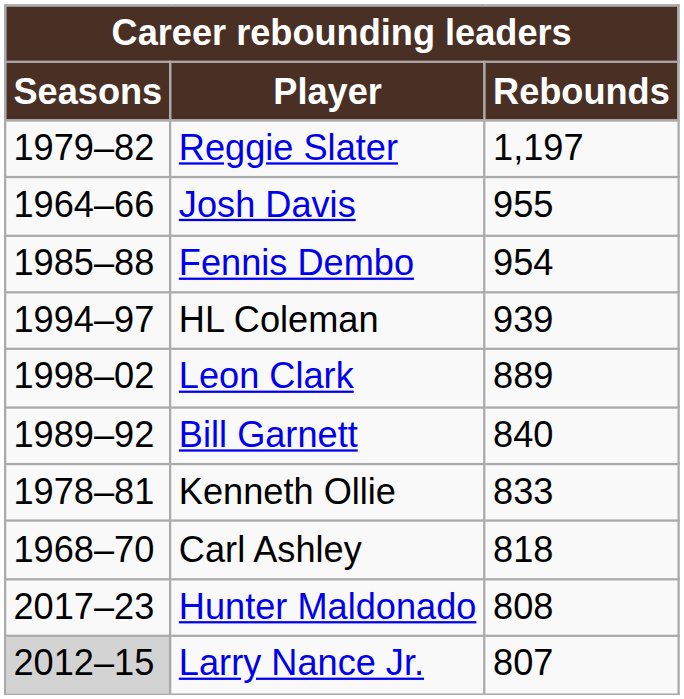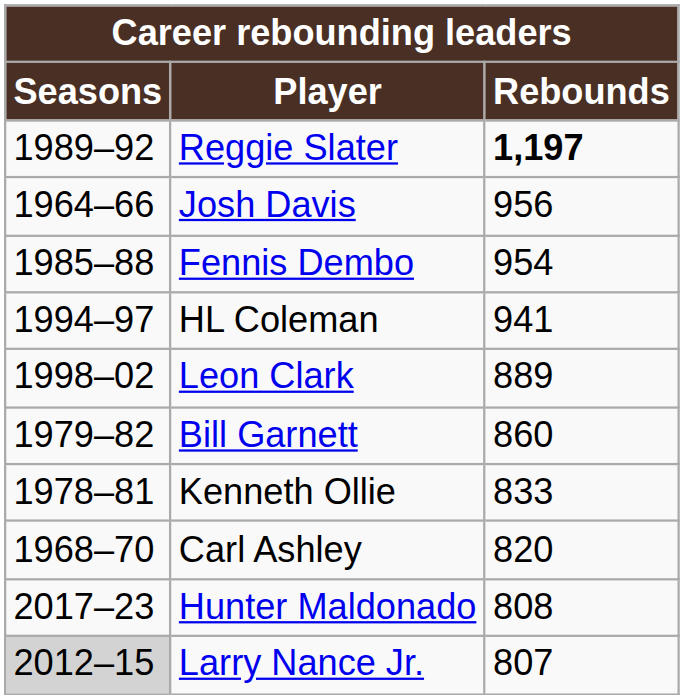(84, 148) 1979–82 -> (84, 148) 1989–92
(538, 148) normal -> (538, 148) bold
(523, 205) 955 -> (523, 205) 956
(523, 320) 939 -> (523, 320) 941
(84, 434) 1989–92 -> (84, 434) 1979–82
(523, 434) 840 -> (523, 434) 860
(523, 549) 818 -> (523, 549) 820
